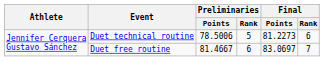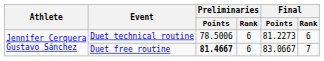(249, 36) 5 -> (249, 36) 6
(216, 49) normal -> (216, 49) bold
(279, 49) 83.0697 -> (279, 49) 83.0667
